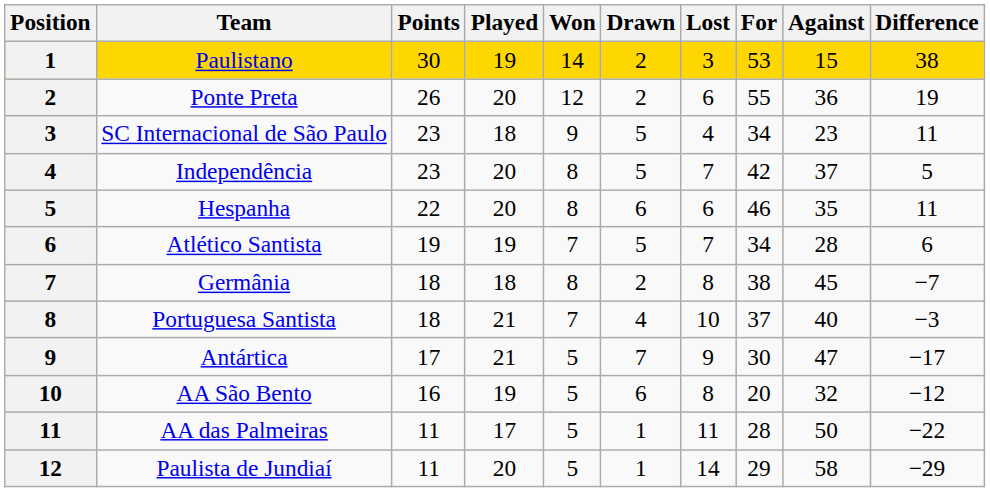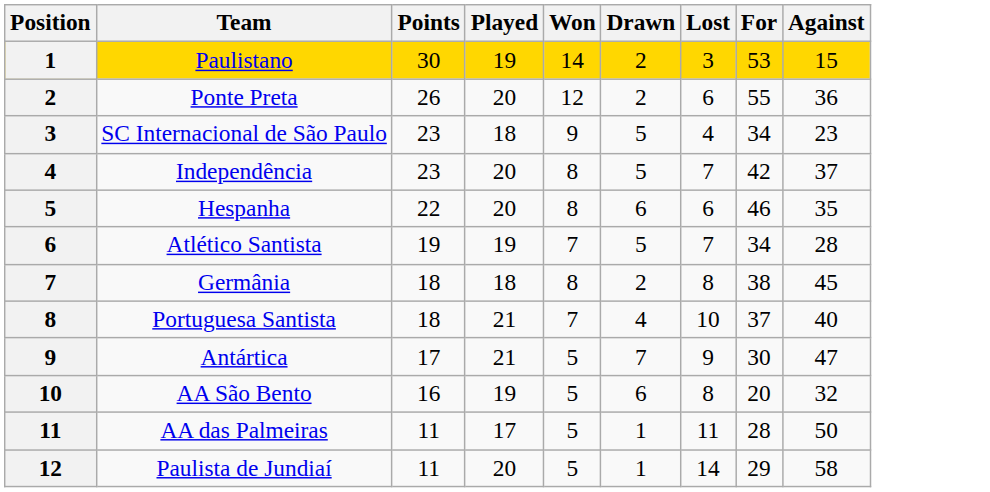- column: (927, 23)
